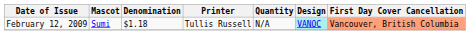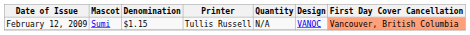(135, 24) $1.18 -> (135, 24) $1.15
(309, 24) paleturquoise background -> (309, 24) no background
